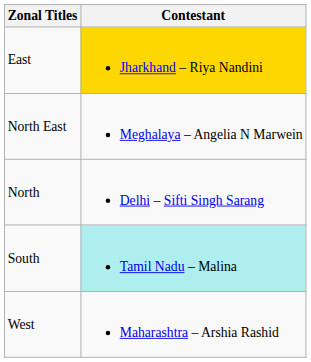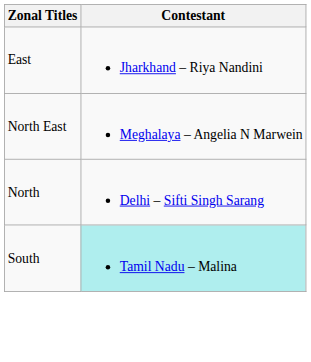(193, 68) gold background -> (193, 68) no background
- row: (21, 324)
